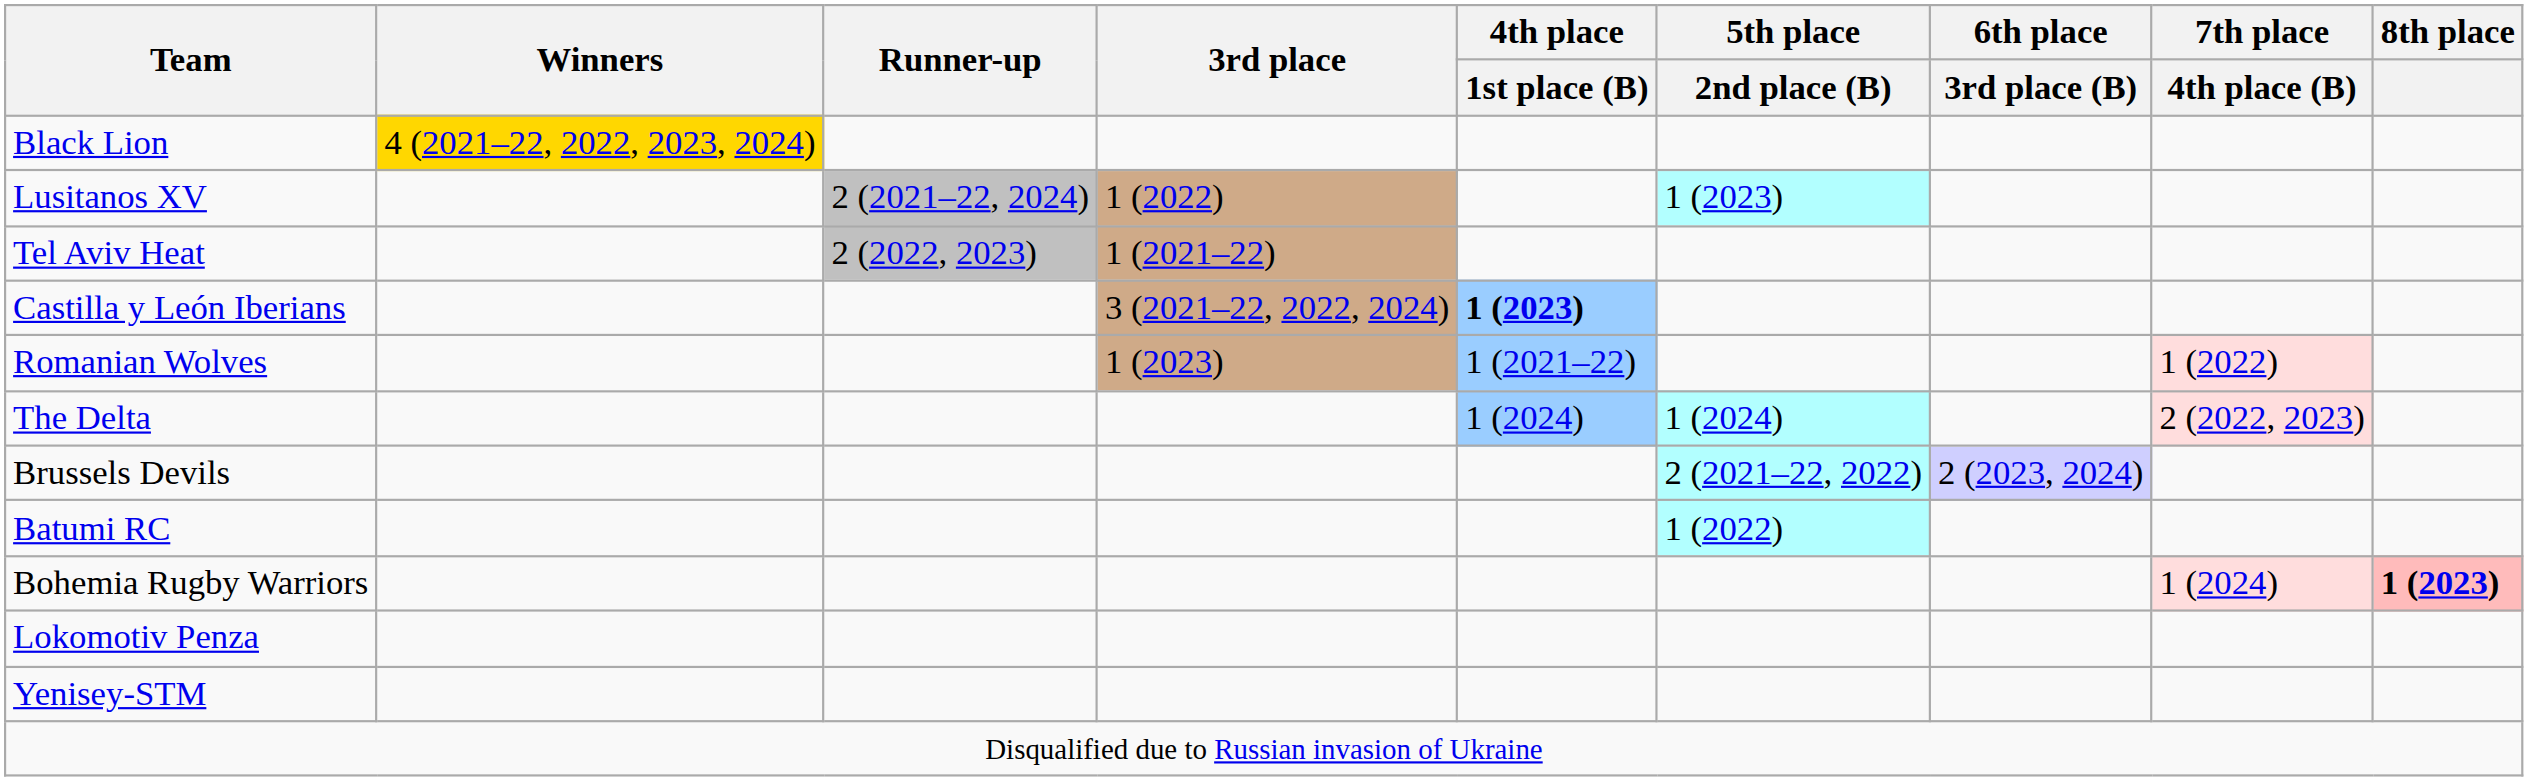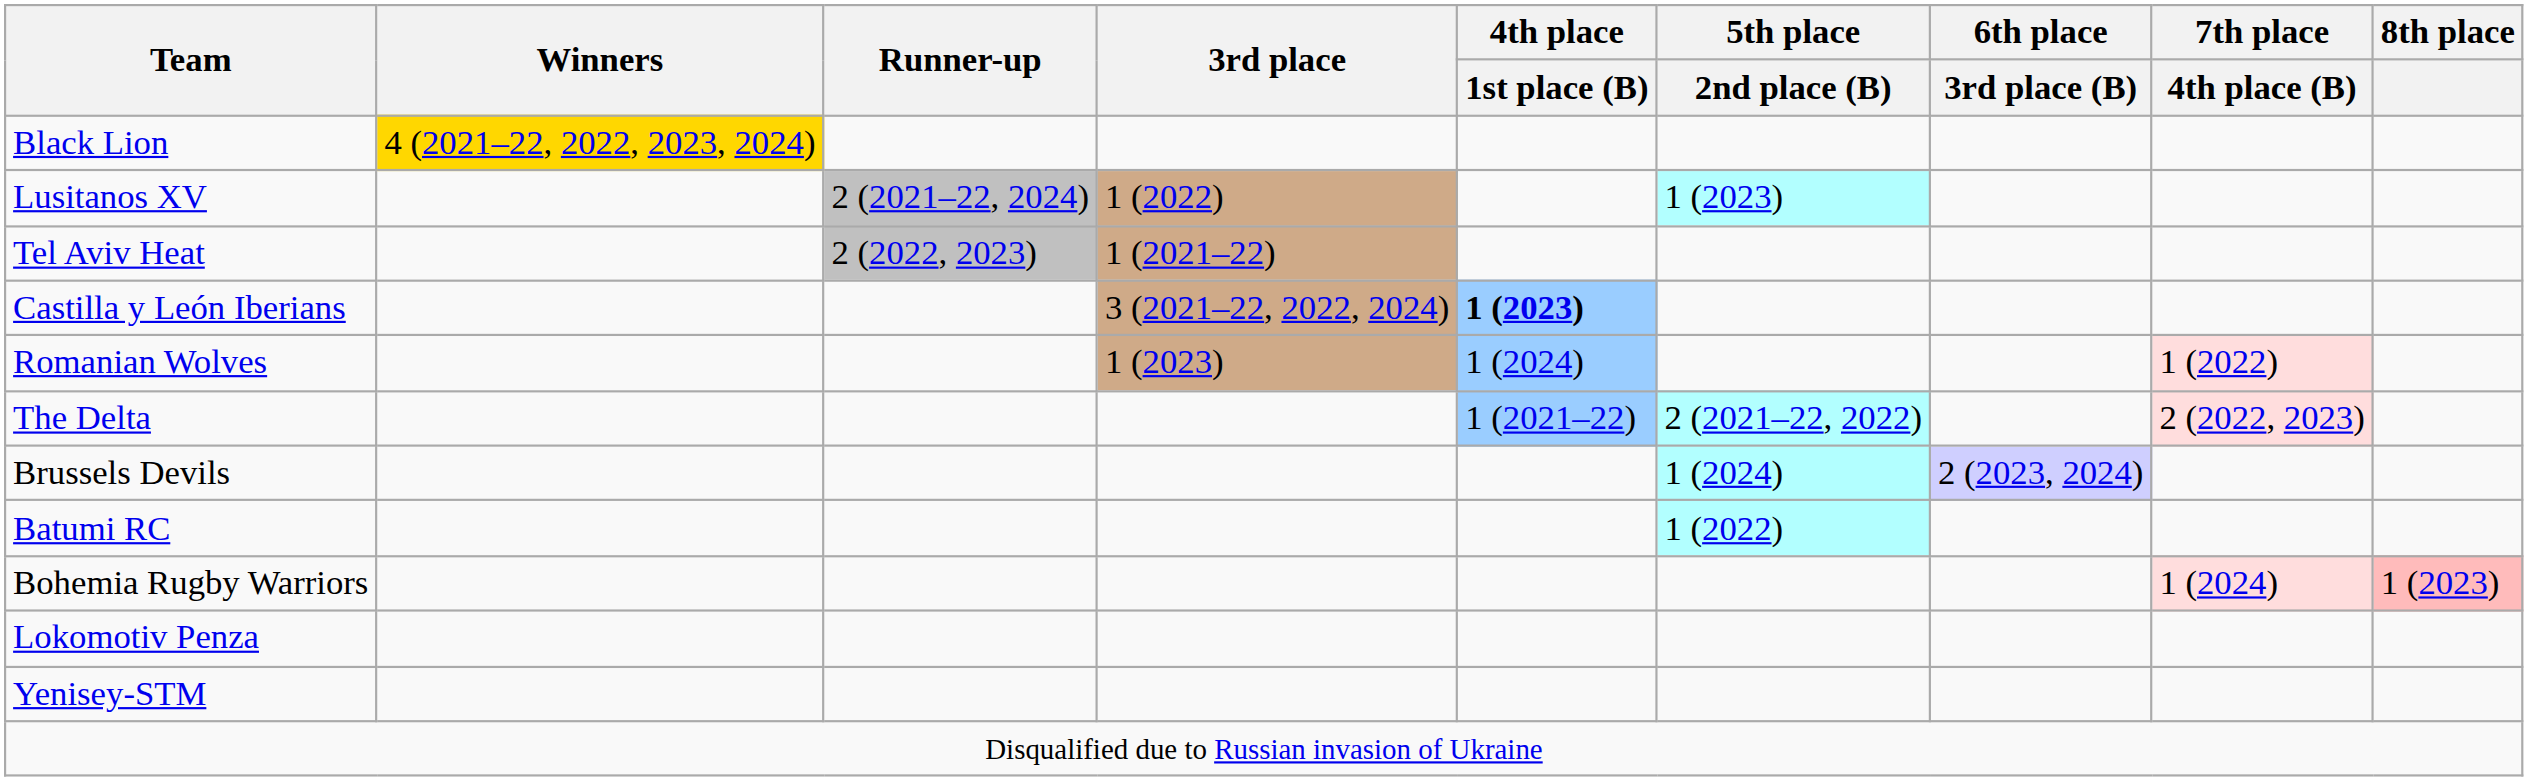(1551, 362) 1 (2021–22) -> (1525, 362) 1 (2024)
(1525, 417) 1 (2024) -> (1551, 417) 1 (2021–22)
(1724, 417) 1 (2024) -> (1793, 417) 2 (2021–22, 2022)
(1793, 472) 2 (2021–22, 2022) -> (1724, 472) 1 (2024)
(2440, 582) bold -> (2440, 582) normal
